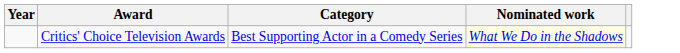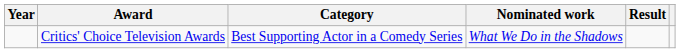+ column: (647, 15)
(546, 36) lightyellow background -> (546, 36) no background
